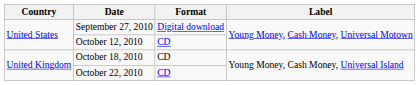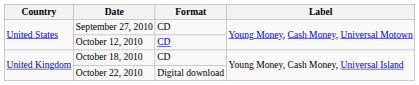(191, 27) Digital download -> (164, 27) CD
(164, 73) CD -> (191, 73) Digital download
